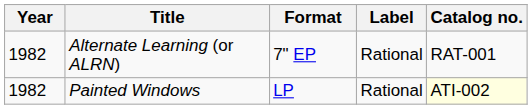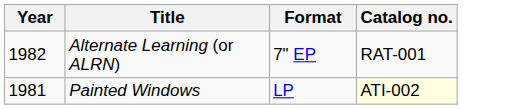- column: (392, 17)
(27, 90) 1982 -> (27, 90) 1981
